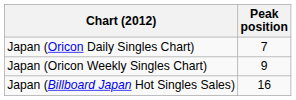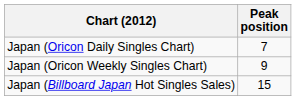(264, 85) 16 -> (264, 85) 15
